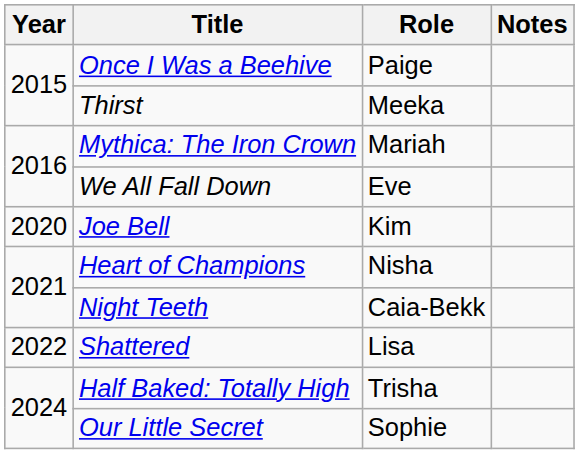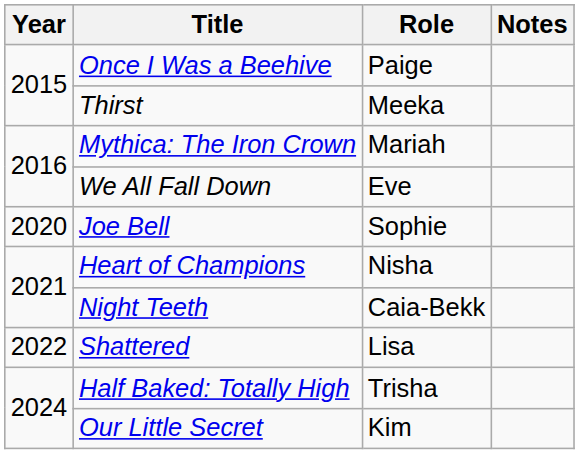(390, 226) Kim -> (407, 226) Sophie
(407, 428) Sophie -> (390, 428) Kim
